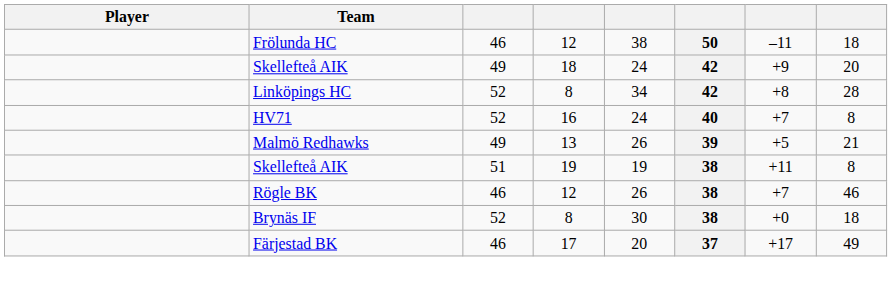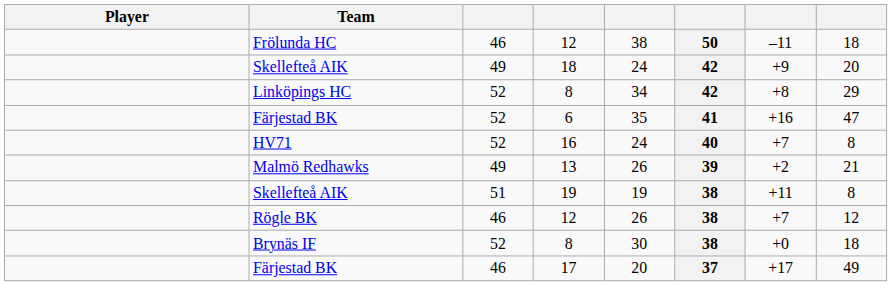(851, 92) 28 -> (851, 92) 29
+ row: (295, 117)
(781, 142) +5 -> (781, 167) +2
(851, 192) 46 -> (851, 218) 12
